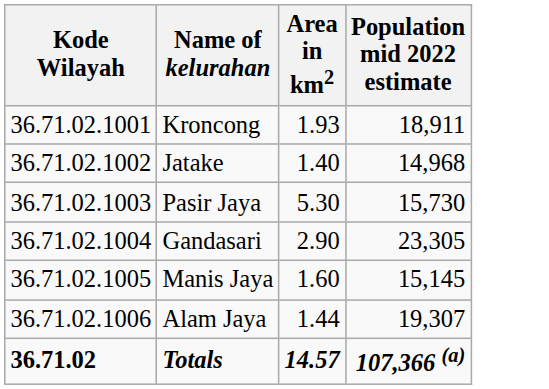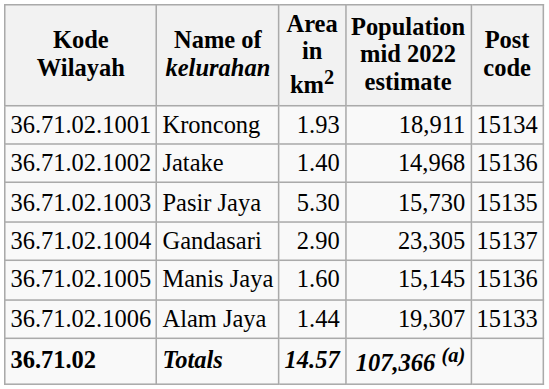+ column: (507, 54)
